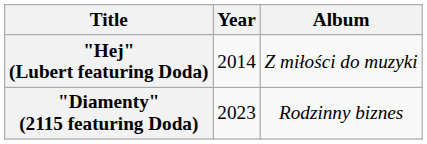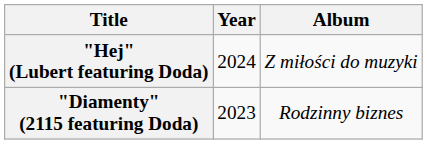(237, 60) 2014 -> (237, 60) 2024
